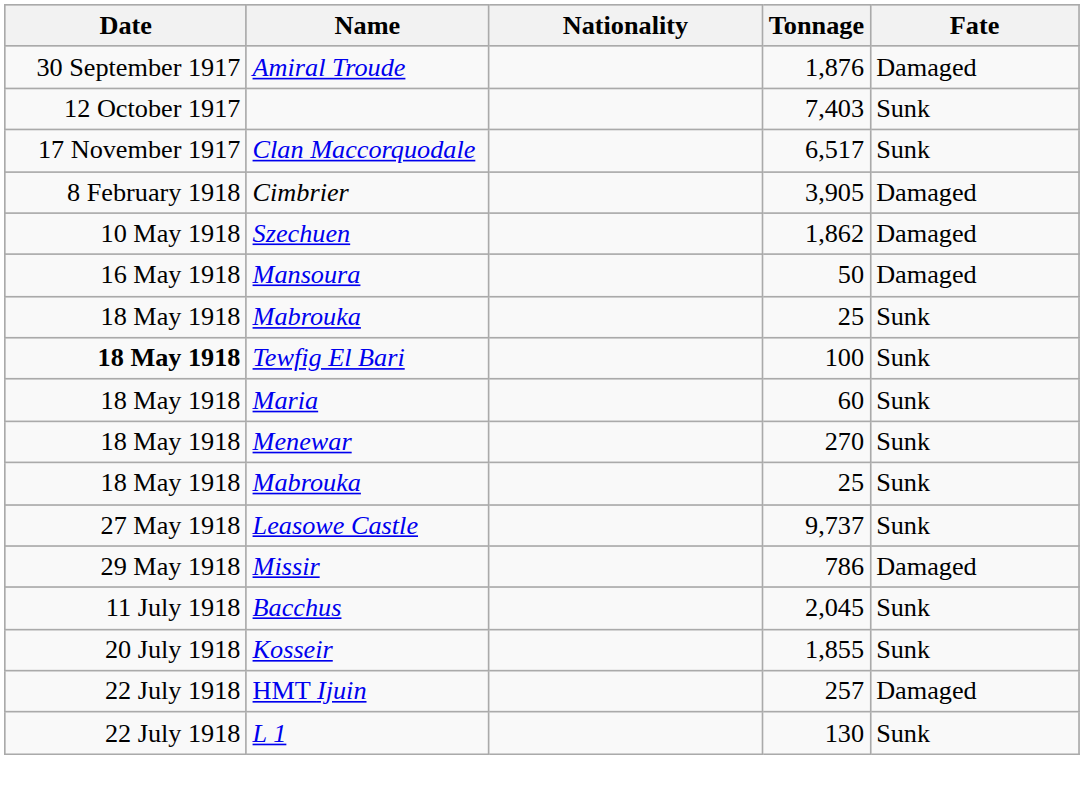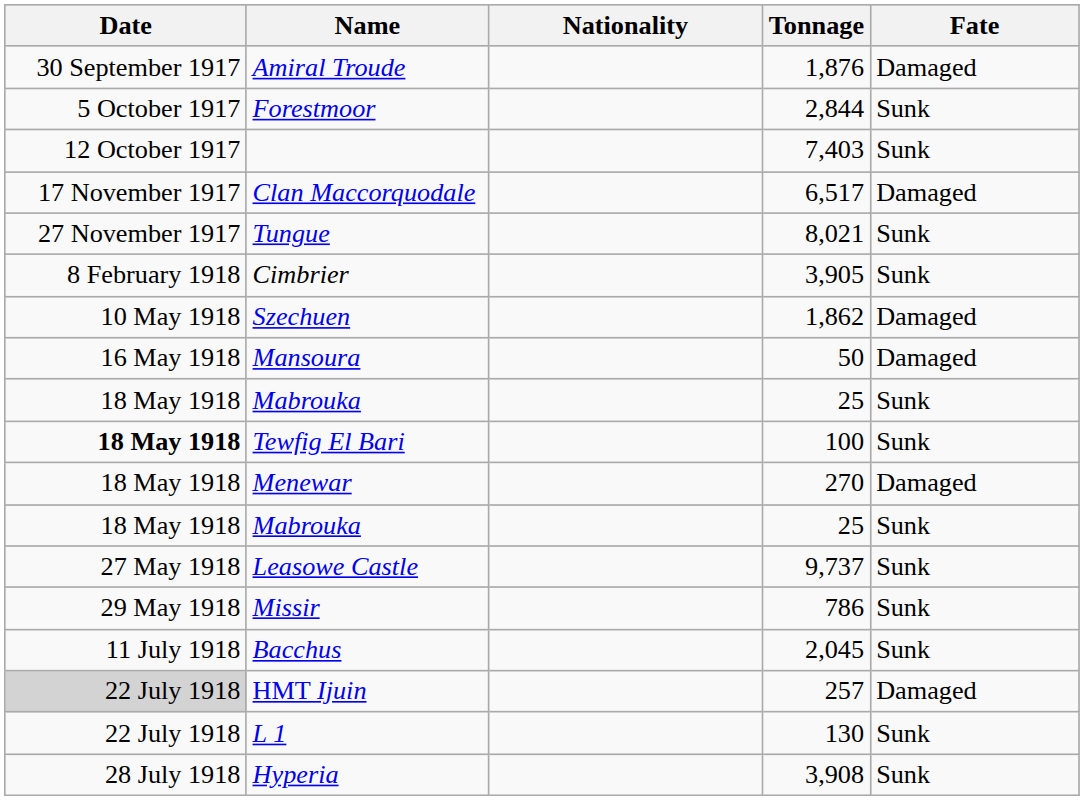+ row: (314, 108)
(903, 150) Sunk -> (926, 191) Damaged
+ row: (291, 233)
(926, 191) Damaged -> (903, 274) Sunk
- row: (285, 399)
(903, 441) Sunk -> (926, 483) Damaged
(926, 566) Damaged -> (903, 607) Sunk
- row: (293, 649)
(173, 691) no background -> (173, 691) lightgrey background
+ row: (296, 774)
